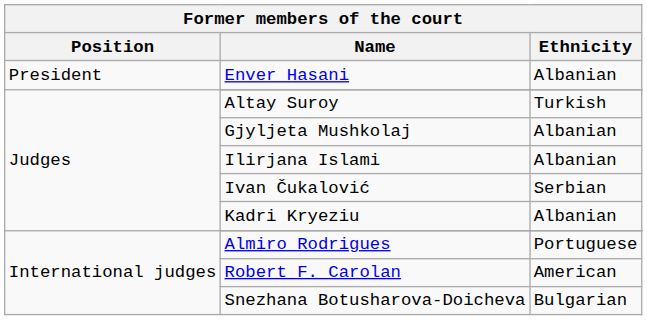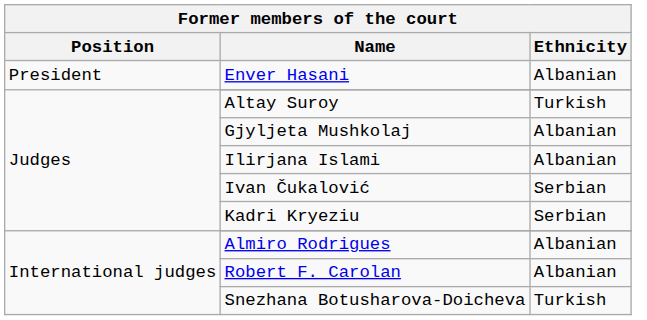(575, 216) Albanian -> (570, 216) Serbian
(586, 244) Portuguese -> (575, 244) Albanian
(575, 272) American -> (575, 272) Albanian
(580, 301) Bulgarian -> (570, 301) Turkish
